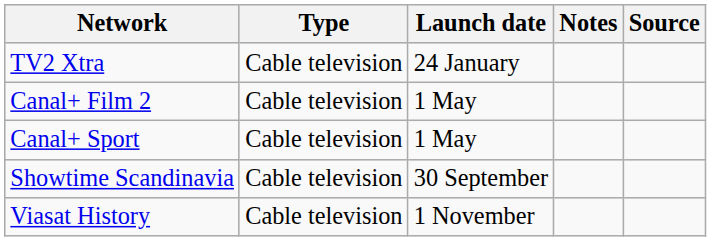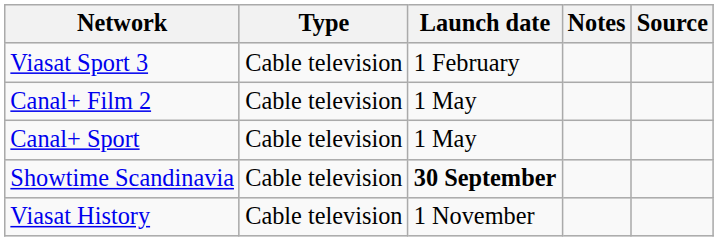- row: (57, 62)
+ row: (79, 62)
(481, 178) normal -> (485, 178) bold
